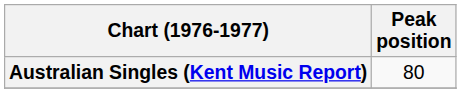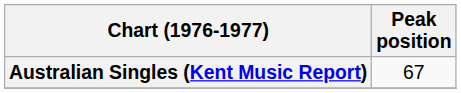(414, 72) 80 -> (414, 72) 67
